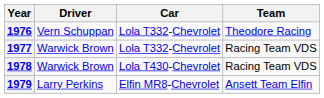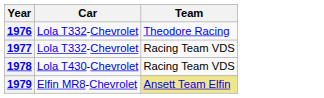- column: (75, 13)
(269, 84) no background -> (187, 84) khaki background
